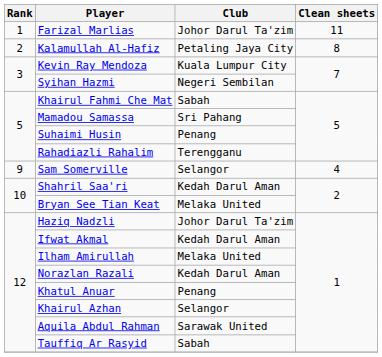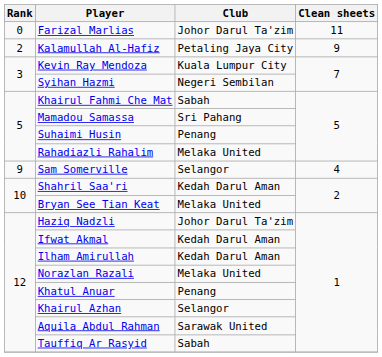(20, 30) 1 -> (20, 30) 0
(337, 48) 8 -> (337, 48) 9
(210, 152) Terengganu -> (219, 152) Melaka United
(219, 256) Melaka United -> (229, 256) Kedah Darul Aman
(229, 274) Kedah Darul Aman -> (219, 274) Melaka United
